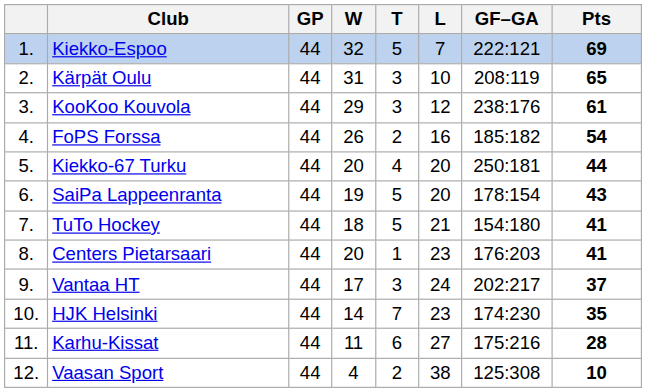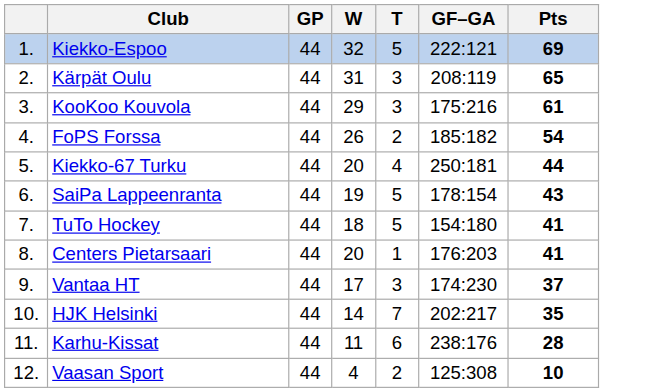- column: (440, 19)
(507, 107) 238:176 -> (463, 107) 175:216
(507, 284) 202:217 -> (463, 284) 174:230
(507, 313) 174:230 -> (463, 313) 202:217
(507, 343) 175:216 -> (463, 343) 238:176
